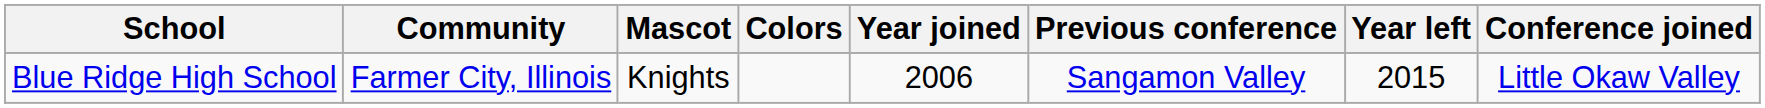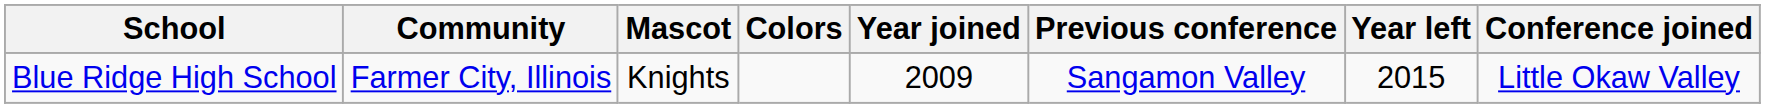(939, 77) 2006 -> (939, 77) 2009
